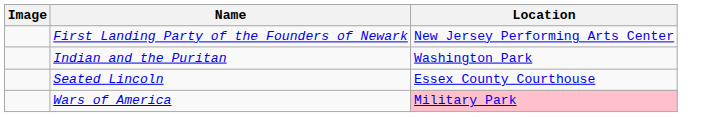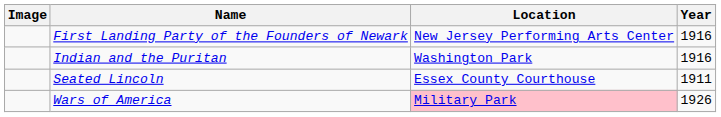+ column: (696, 15)
